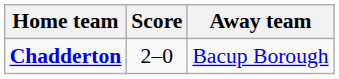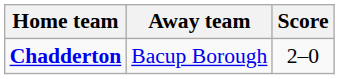columns swapped: (157, 21) <-> (260, 21)
